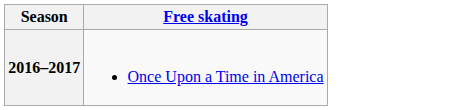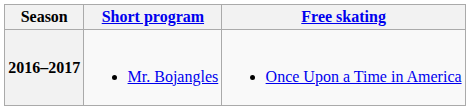+ column: (153, 17)
